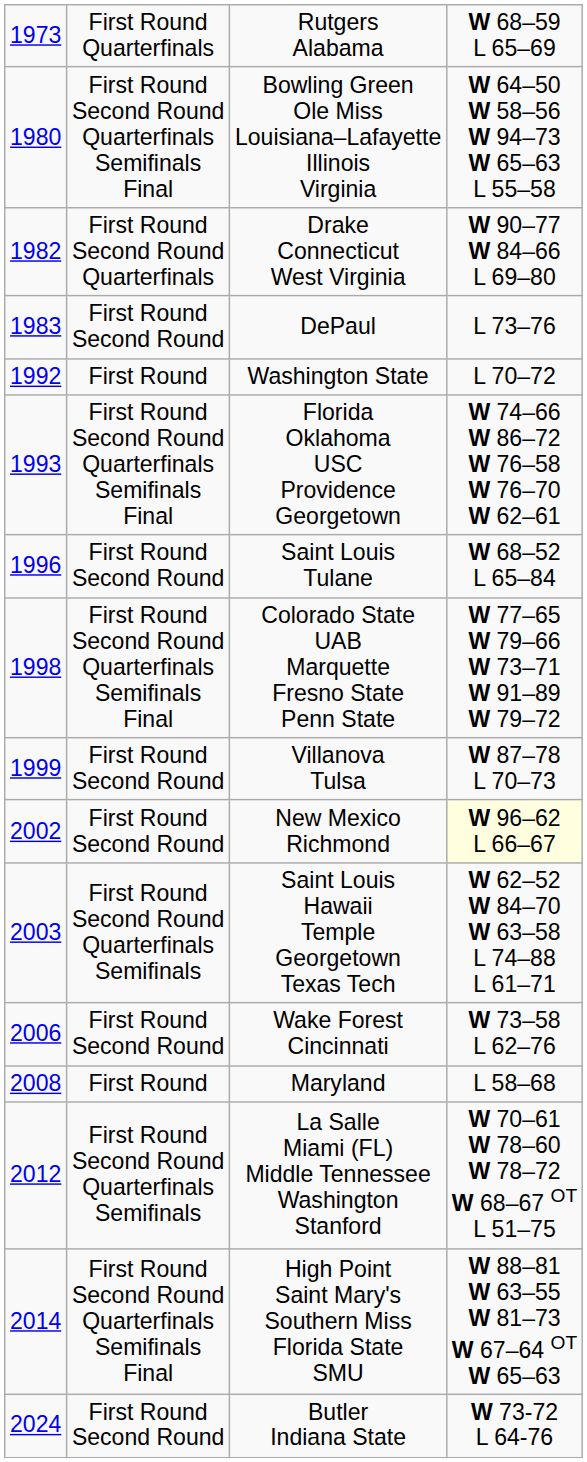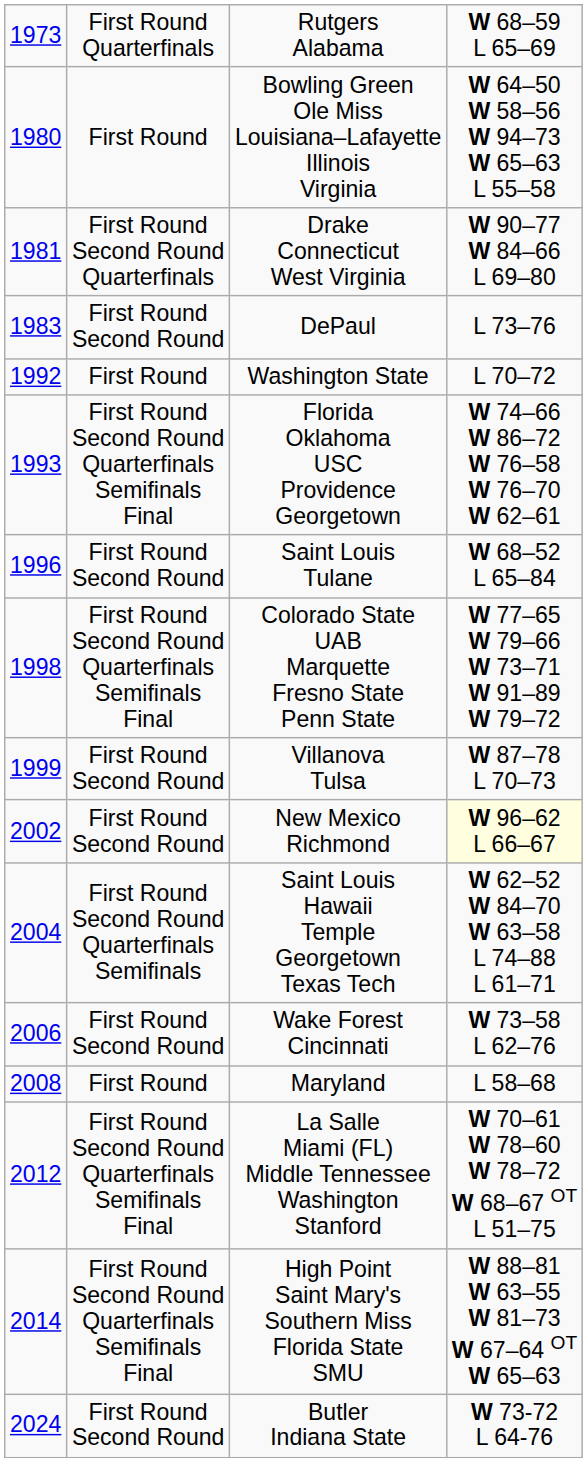(148, 137) First Round Second Round Quarterfinals Semifinals Final -> (148, 137) First Round
(36, 251) 1982 -> (36, 251) 1981
(36, 932) 2003 -> (36, 932) 2004
(148, 1174) First Round Second Round Quarterfinals Semifinals -> (148, 1174) First Round Second Round Quarterfinals Semifinals Final
